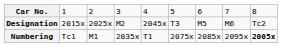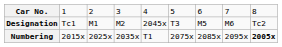(73, 23) 2015x -> (69, 23) Tc1
(100, 23) 2025x -> (93, 23) M1
(69, 36) Tc1 -> (73, 36) 2015x
(93, 36) M1 -> (100, 36) 2025x
